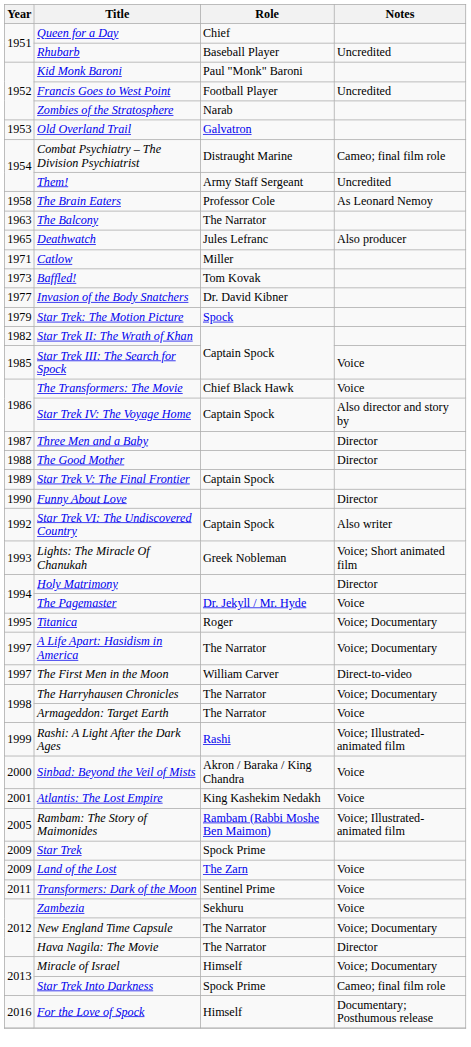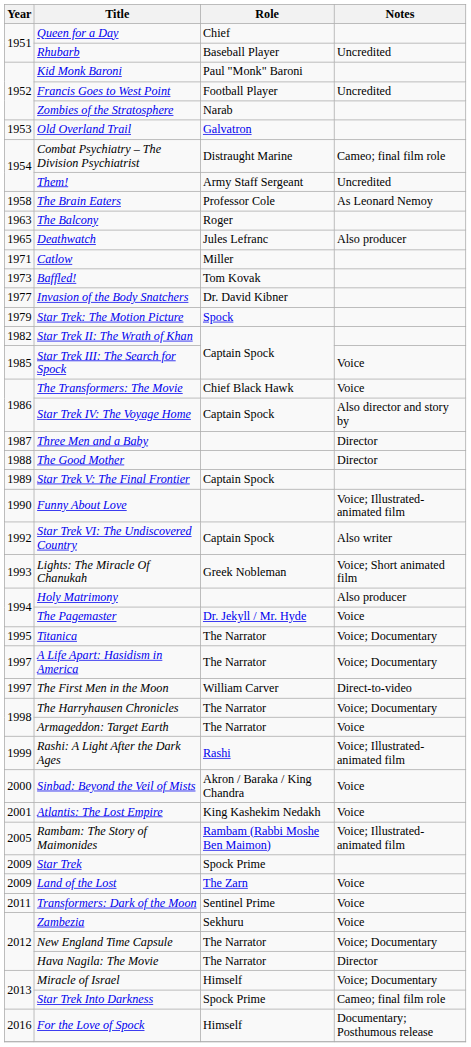(235, 220) The Narrator -> (218, 220) Roger
(357, 498) Director -> (381, 505) Voice; Illustrated-animated film
(357, 583) Director -> (372, 597) Also producer
(218, 622) Roger -> (235, 636) The Narrator
